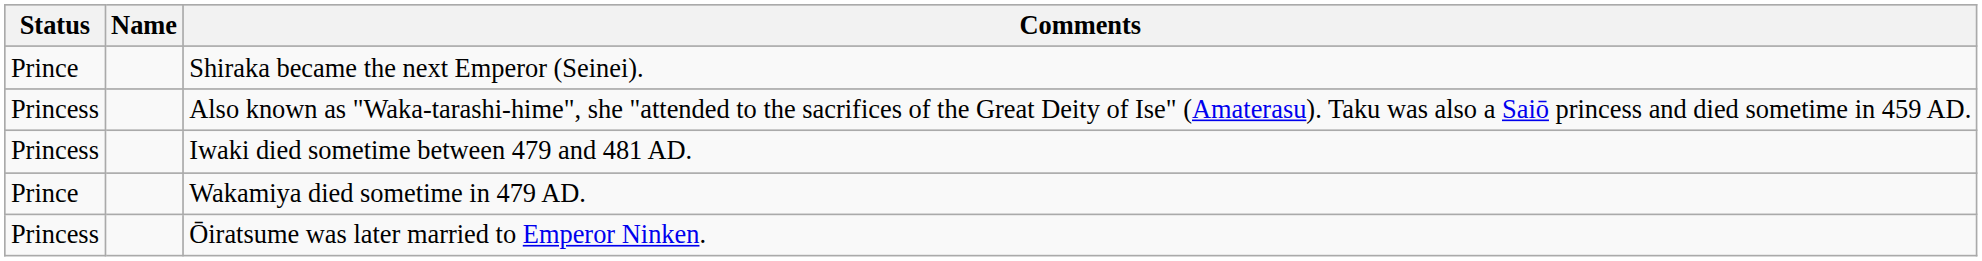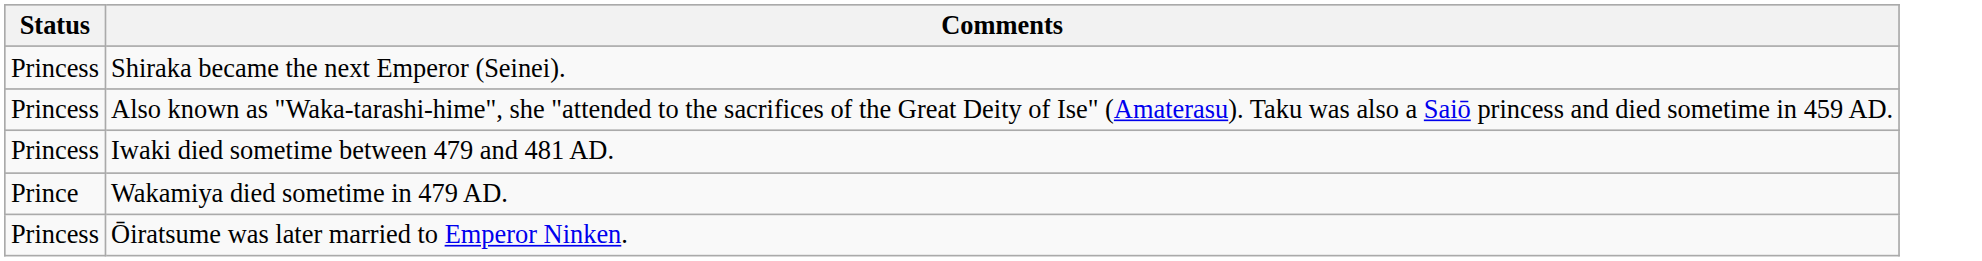- column: (144, 25)
(45, 67) Prince -> (55, 67) Princess
